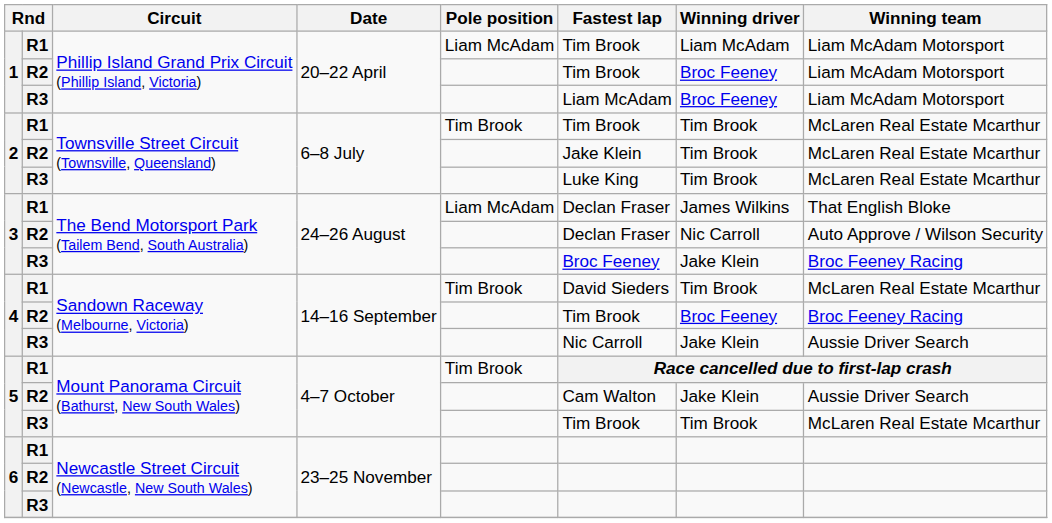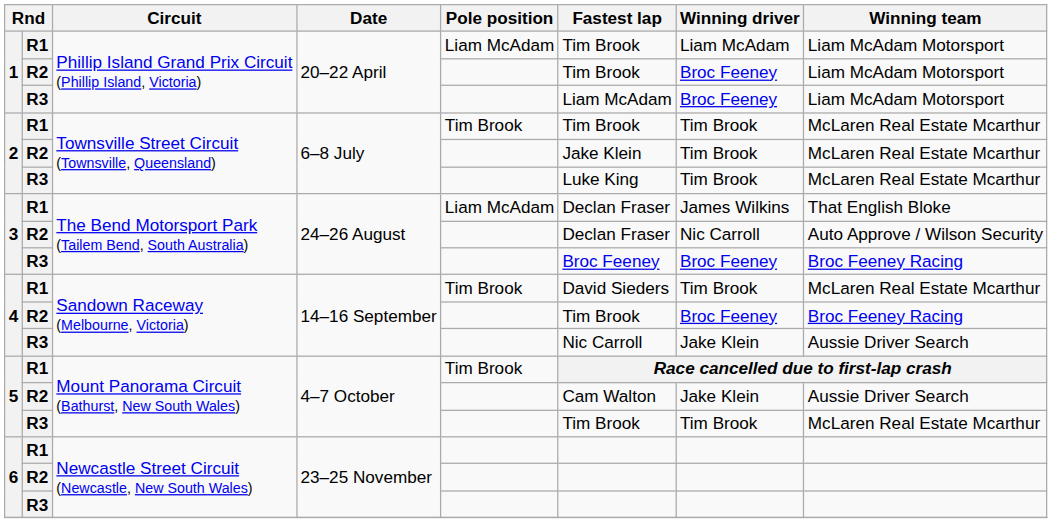(719, 261) Jake Klein -> (729, 261) Broc Feeney
